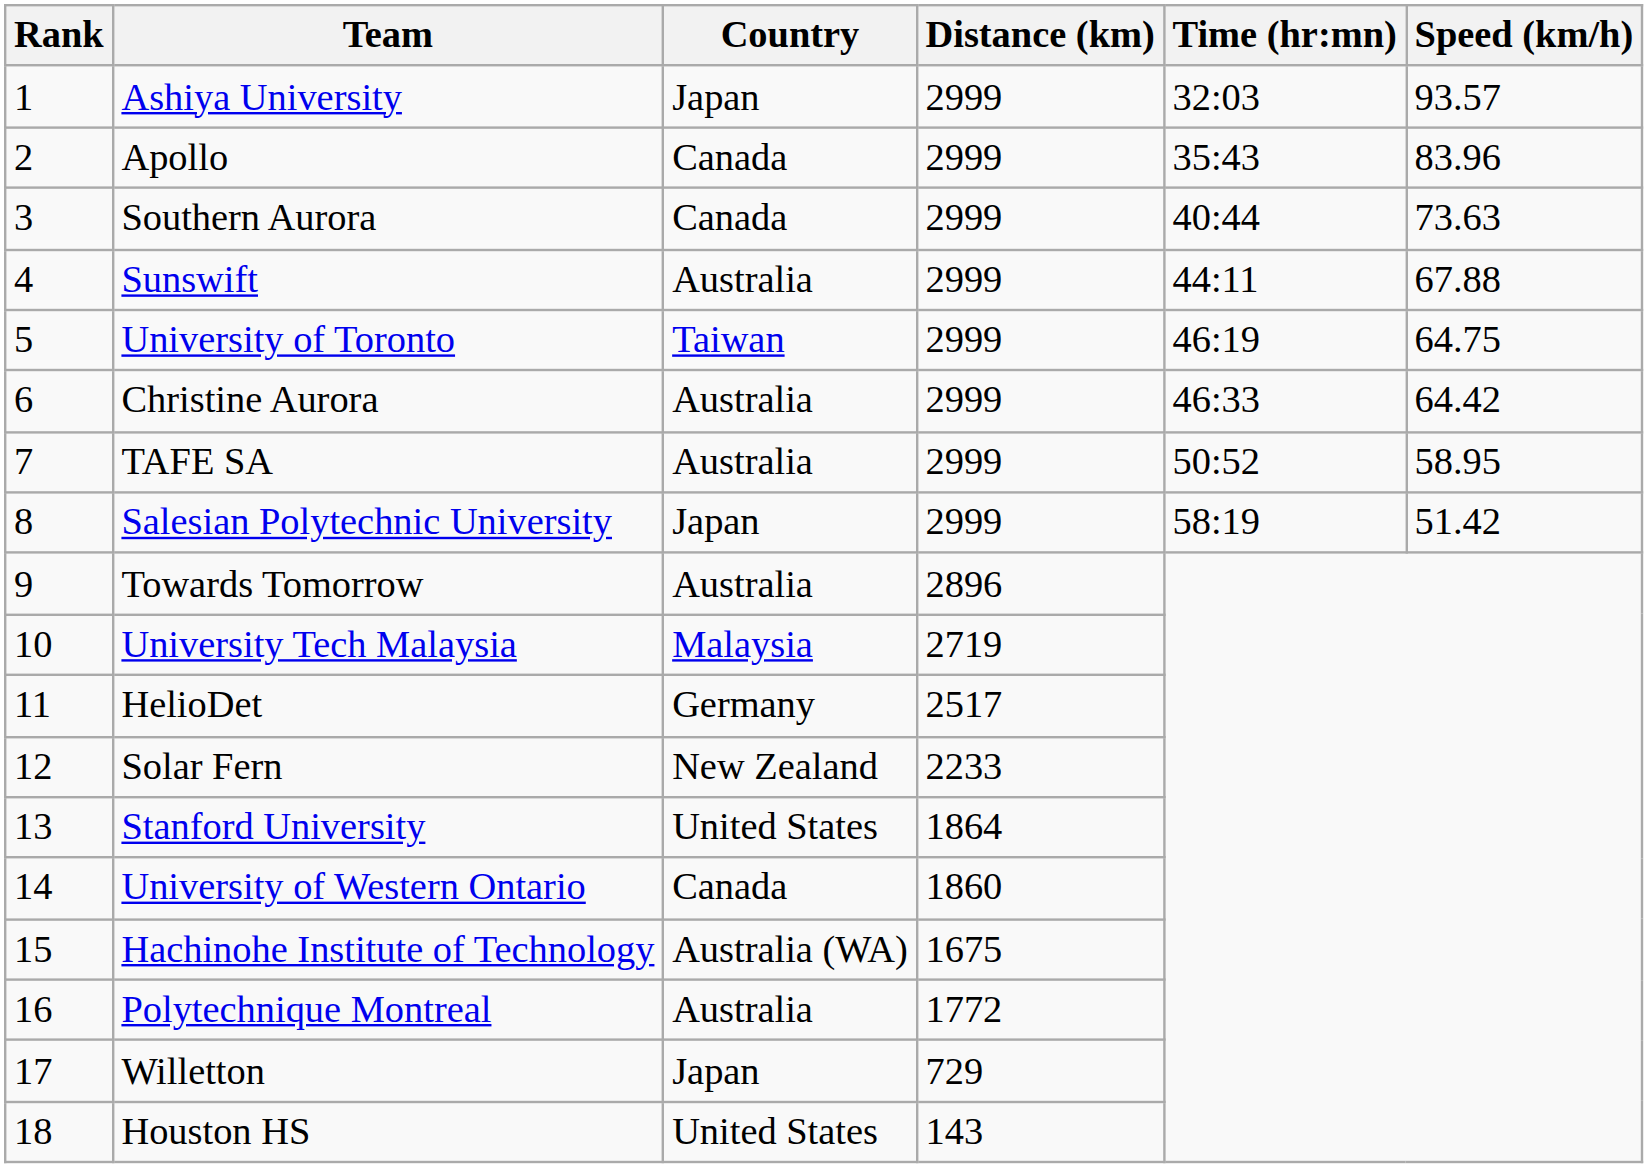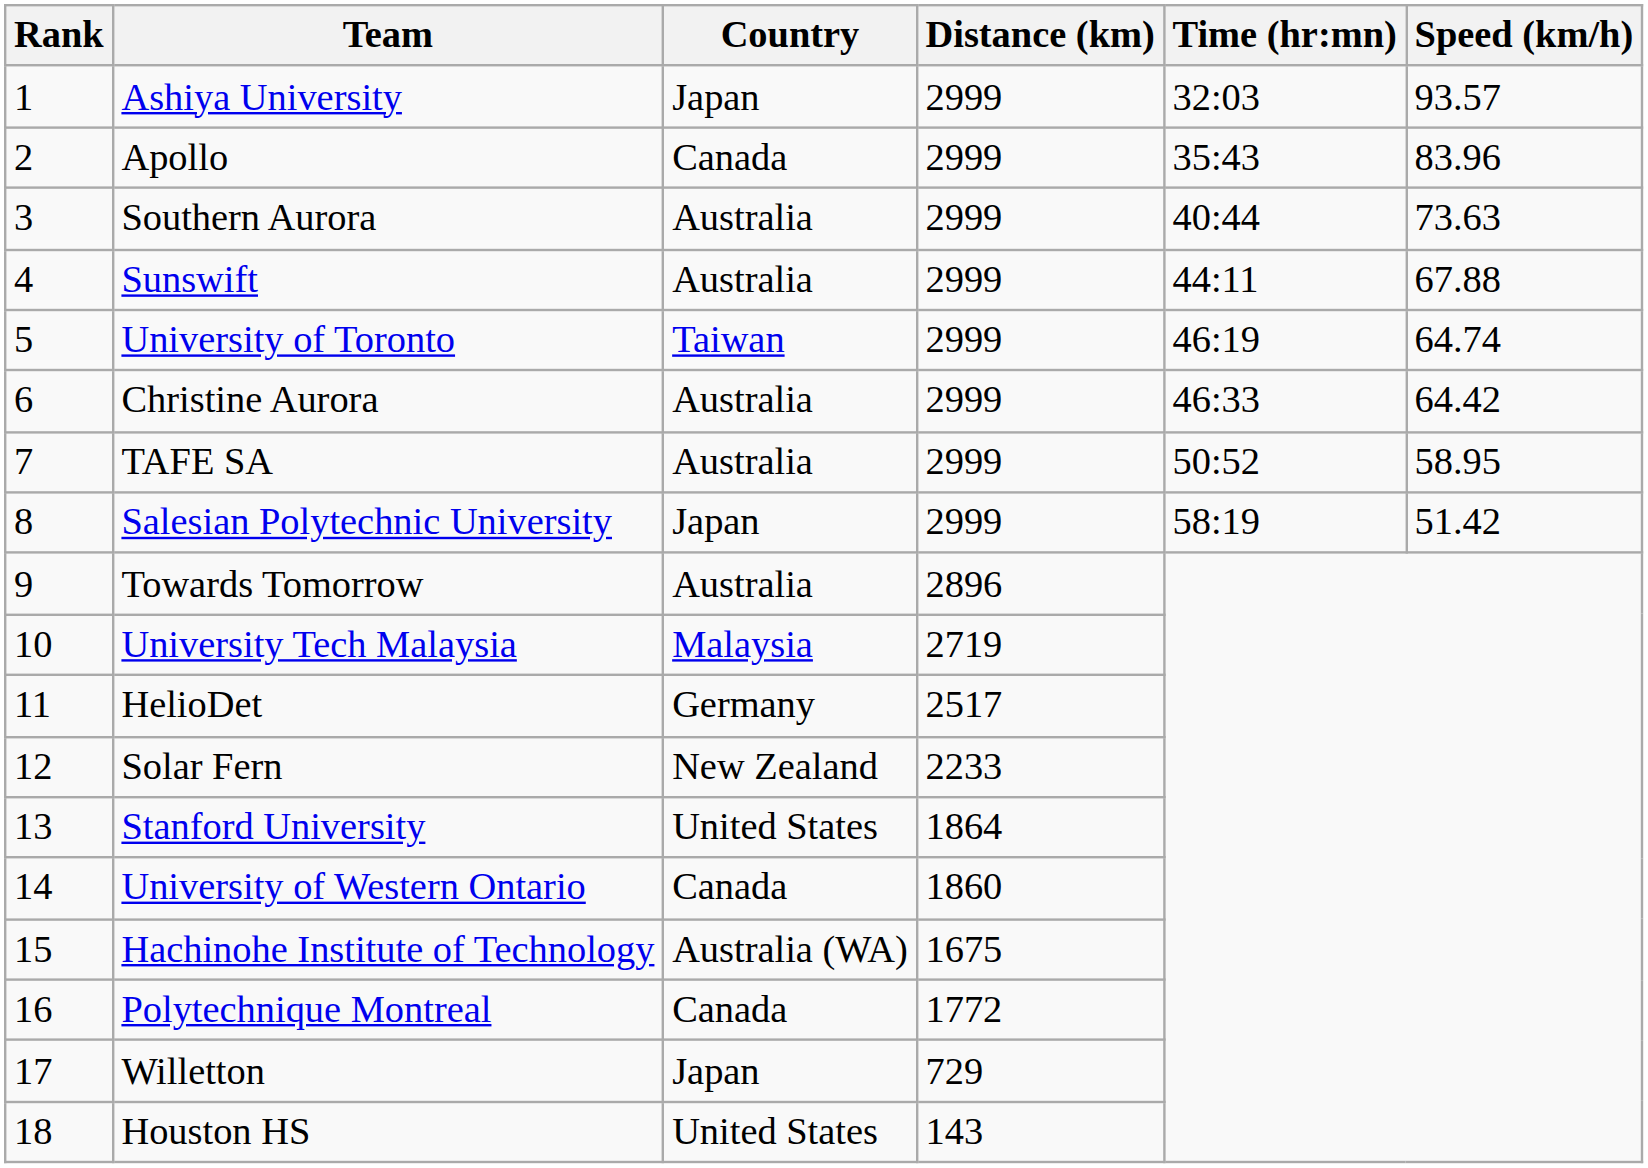(730, 217) Canada -> (743, 217) Australia
(1458, 339) 64.75 -> (1458, 339) 64.74
(743, 1009) Australia -> (730, 1009) Canada
